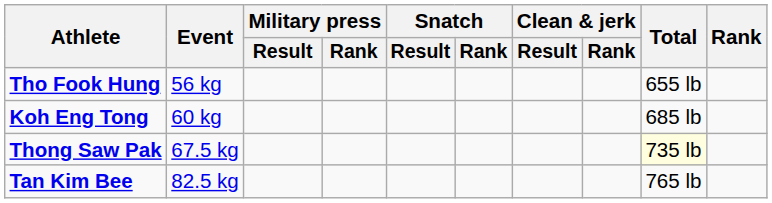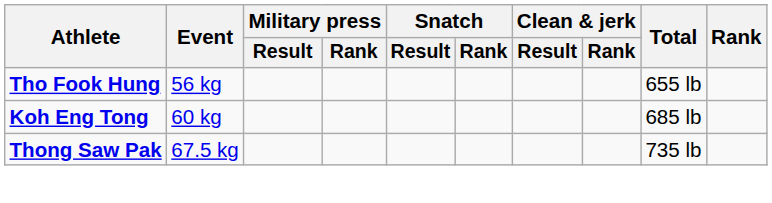(673, 150) lightyellow background -> (673, 150) no background
- row: (71, 182)
